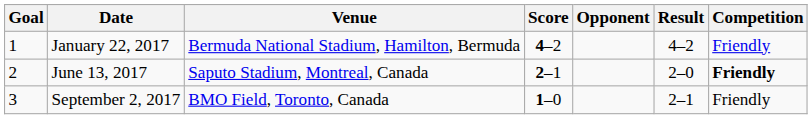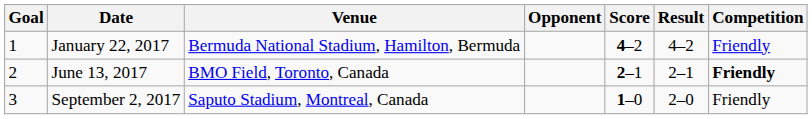columns swapped: (613, 18) <-> (548, 18)
(308, 72) Saputo Stadium, Montreal, Canada -> (289, 72) BMO Field, Toronto, Canada
(681, 72) 2–0 -> (681, 72) 2–1
(289, 99) BMO Field, Toronto, Canada -> (308, 99) Saputo Stadium, Montreal, Canada
(681, 99) 2–1 -> (681, 99) 2–0
